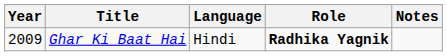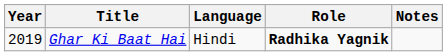(25, 40) 2009 -> (25, 40) 2019
